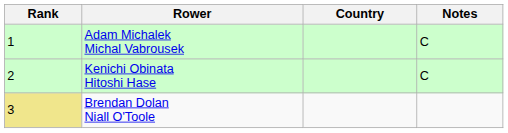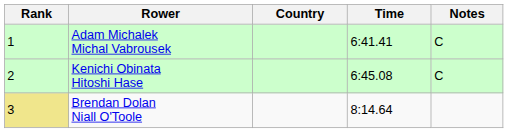+ column: (389, 14)
